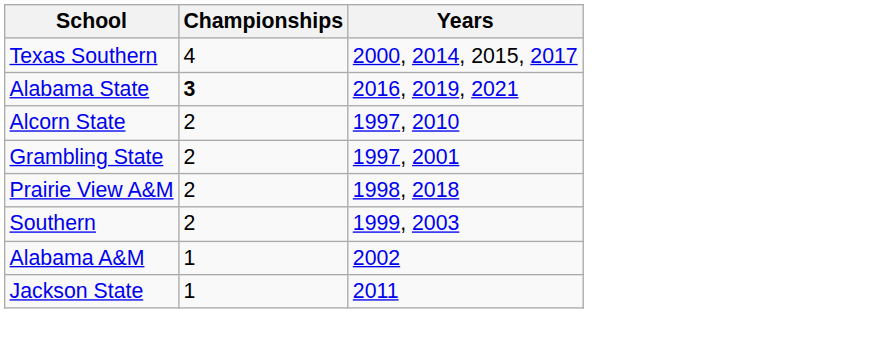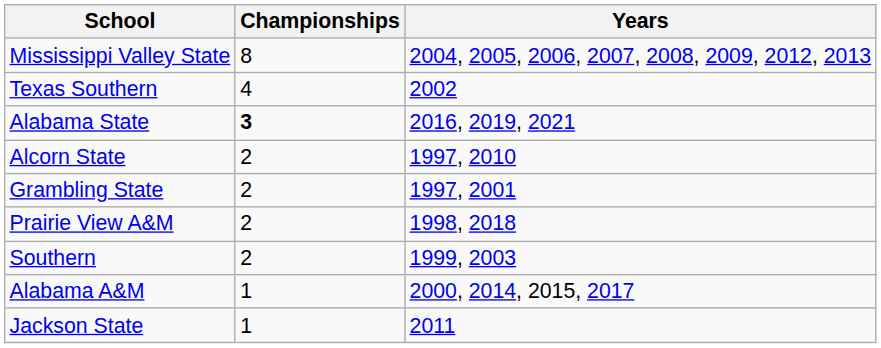+ row: (120, 55)
(465, 55) 2000, 2014, 2015, 2017 -> (433, 88) 2002
(376, 257) 2002 -> (522, 291) 2000, 2014, 2015, 2017
